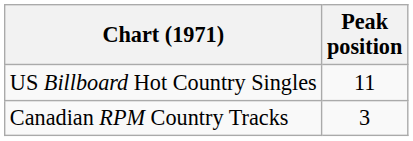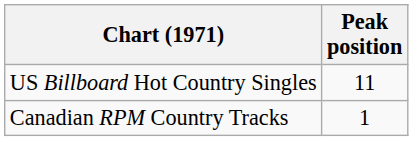(365, 117) 3 -> (365, 117) 1
